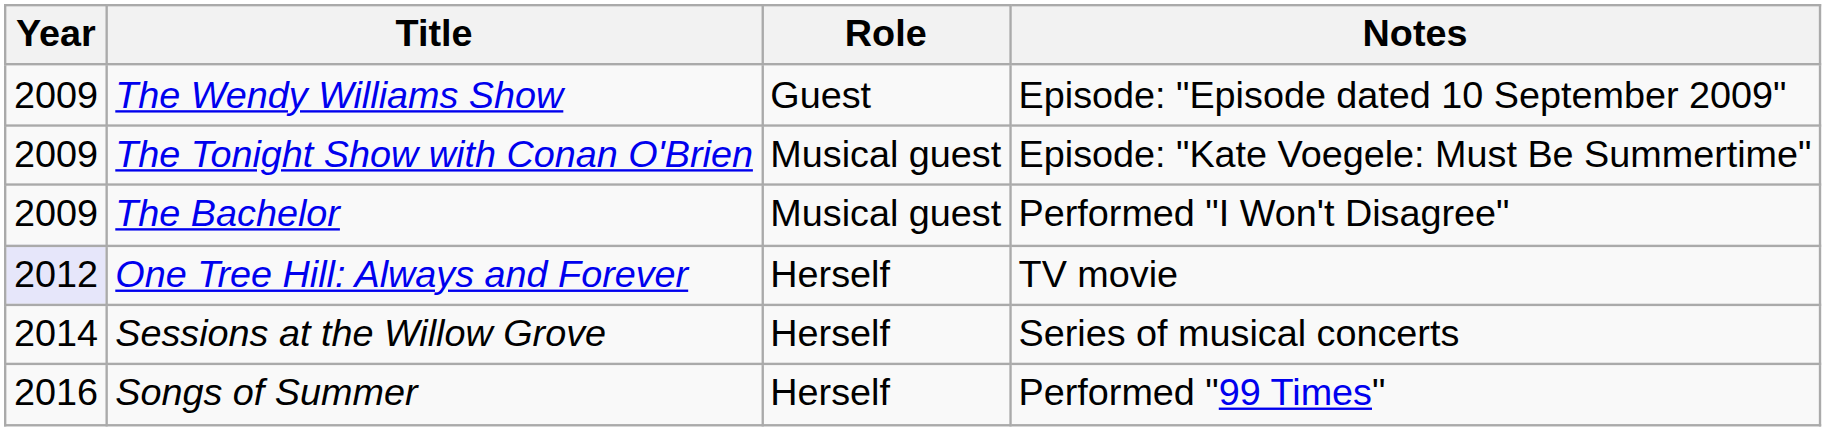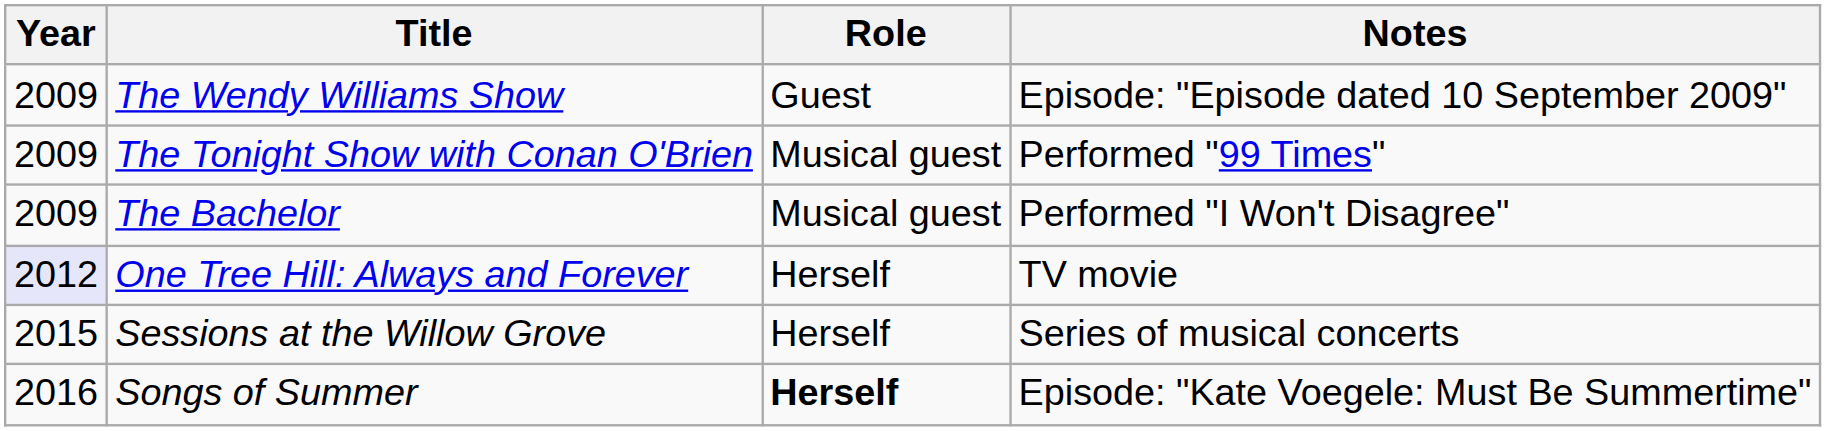(1415, 154) Episode: "Kate Voegele: Must Be Summertime" -> (1202, 154) Performed "99 Times"
(56, 333) 2014 -> (56, 333) 2015
(830, 393) normal -> (834, 393) bold
(1202, 393) Performed "99 Times" -> (1415, 393) Episode: "Kate Voegele: Must Be Summertime"
